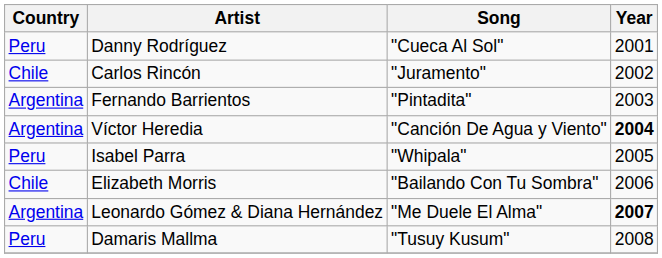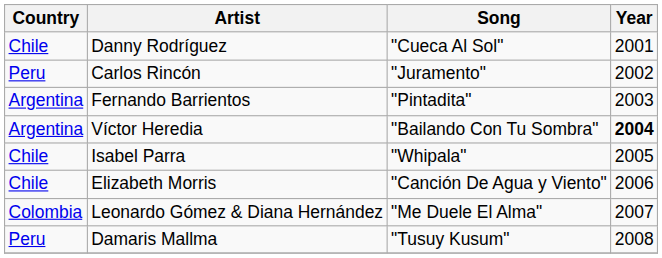(27, 45) Peru -> (28, 45) Chile
(28, 73) Chile -> (27, 73) Peru
(499, 128) "Canción De Agua y Viento" -> (495, 128) "Bailando Con Tu Sombra"
(27, 156) Peru -> (28, 156) Chile
(495, 184) "Bailando Con Tu Sombra" -> (499, 184) "Canción De Agua y Viento"
(46, 211) Argentina -> (45, 211) Colombia
(634, 211) bold -> (634, 211) normal
